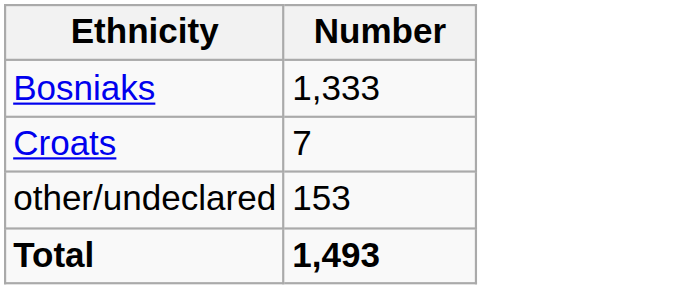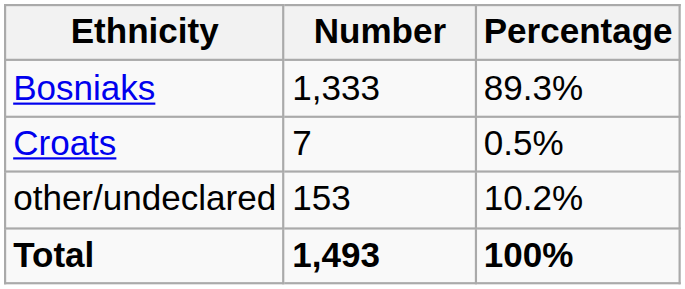+ column: (578, 32)
